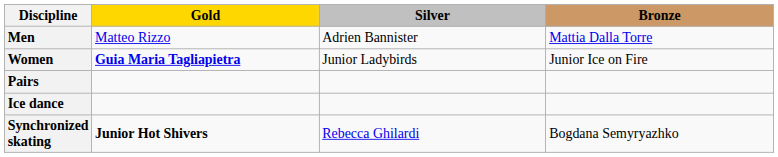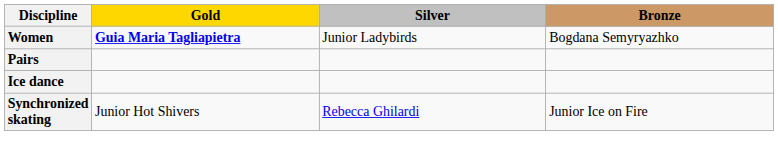- row: (21, 37)
(598, 59) Junior Ice on Fire -> (614, 37) Bogdana Semyryazhko
(151, 133) bold -> (147, 111) normal
(614, 133) Bogdana Semyryazhko -> (598, 111) Junior Ice on Fire
